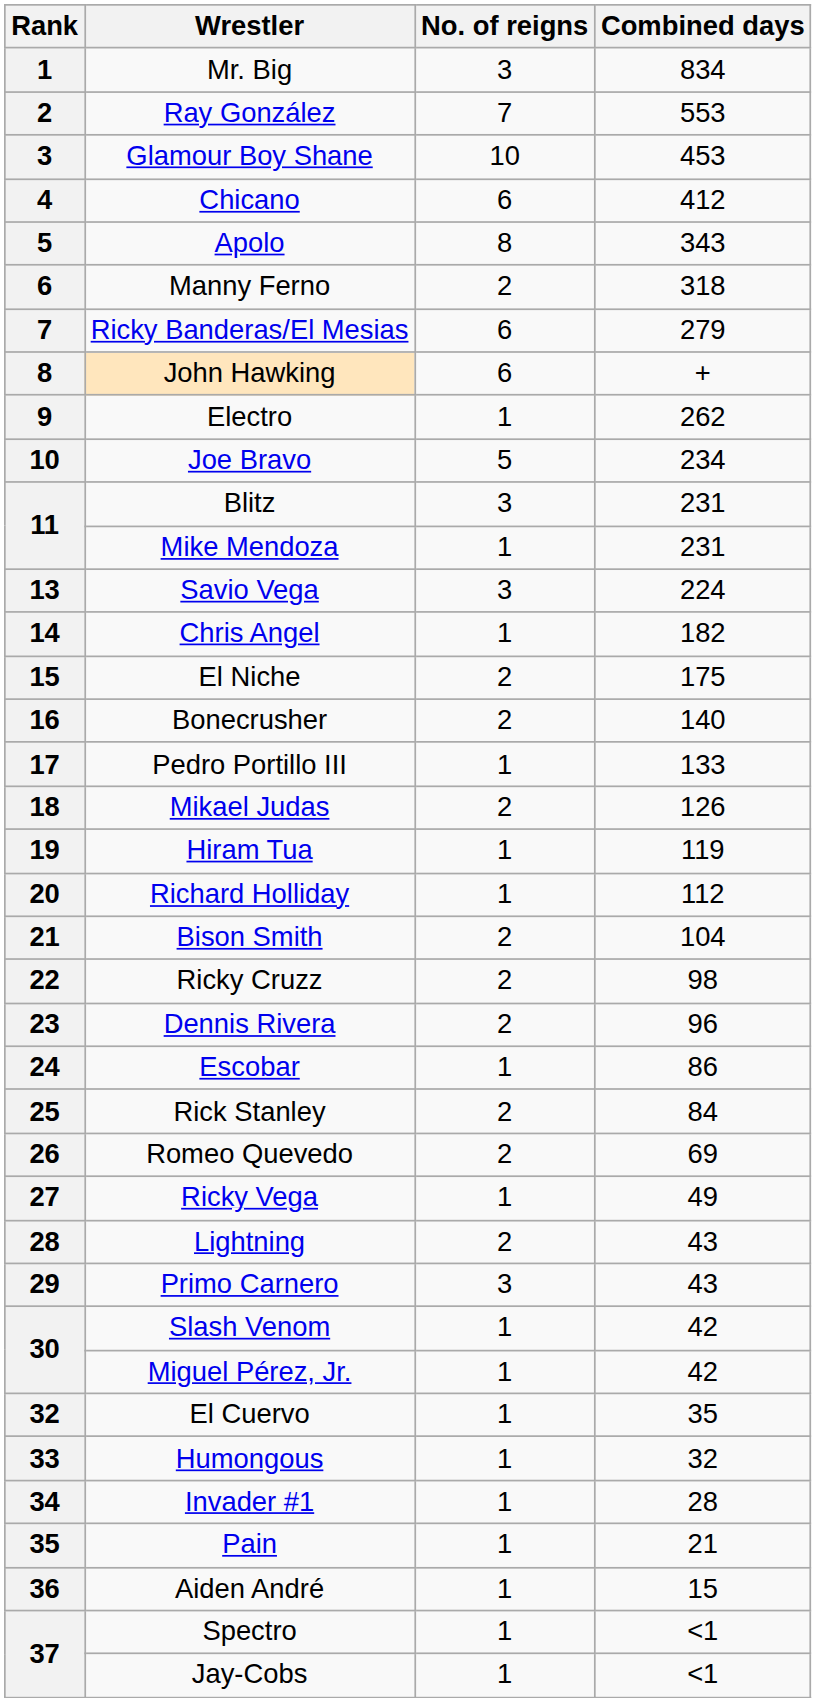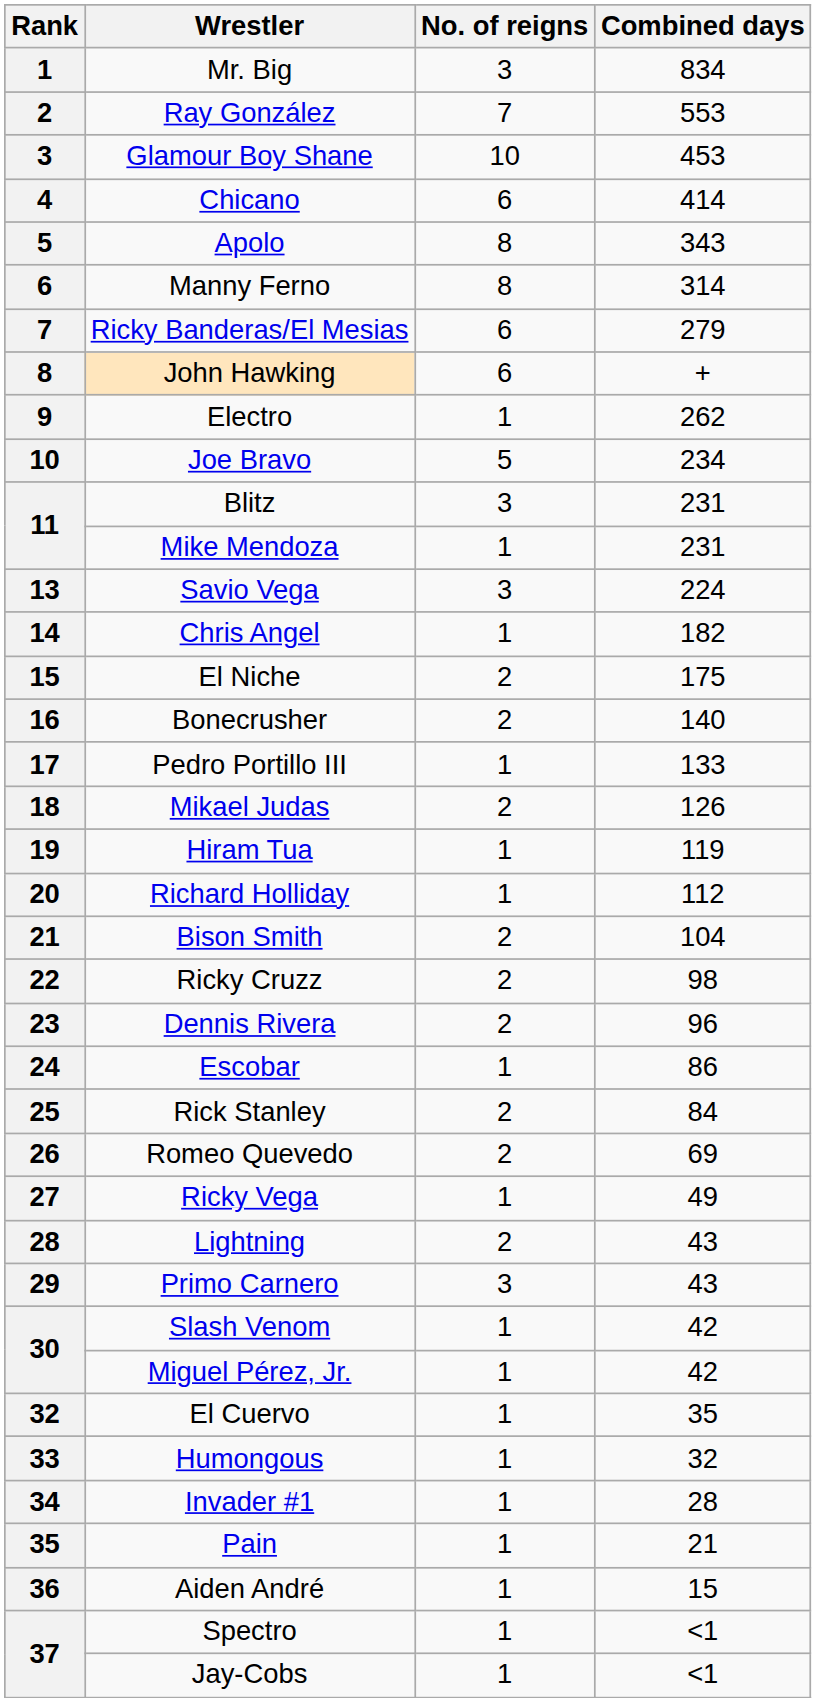(703, 199) 412 -> (703, 199) 414
(505, 286) 2 -> (505, 286) 8
(703, 286) 318 -> (703, 286) 314
